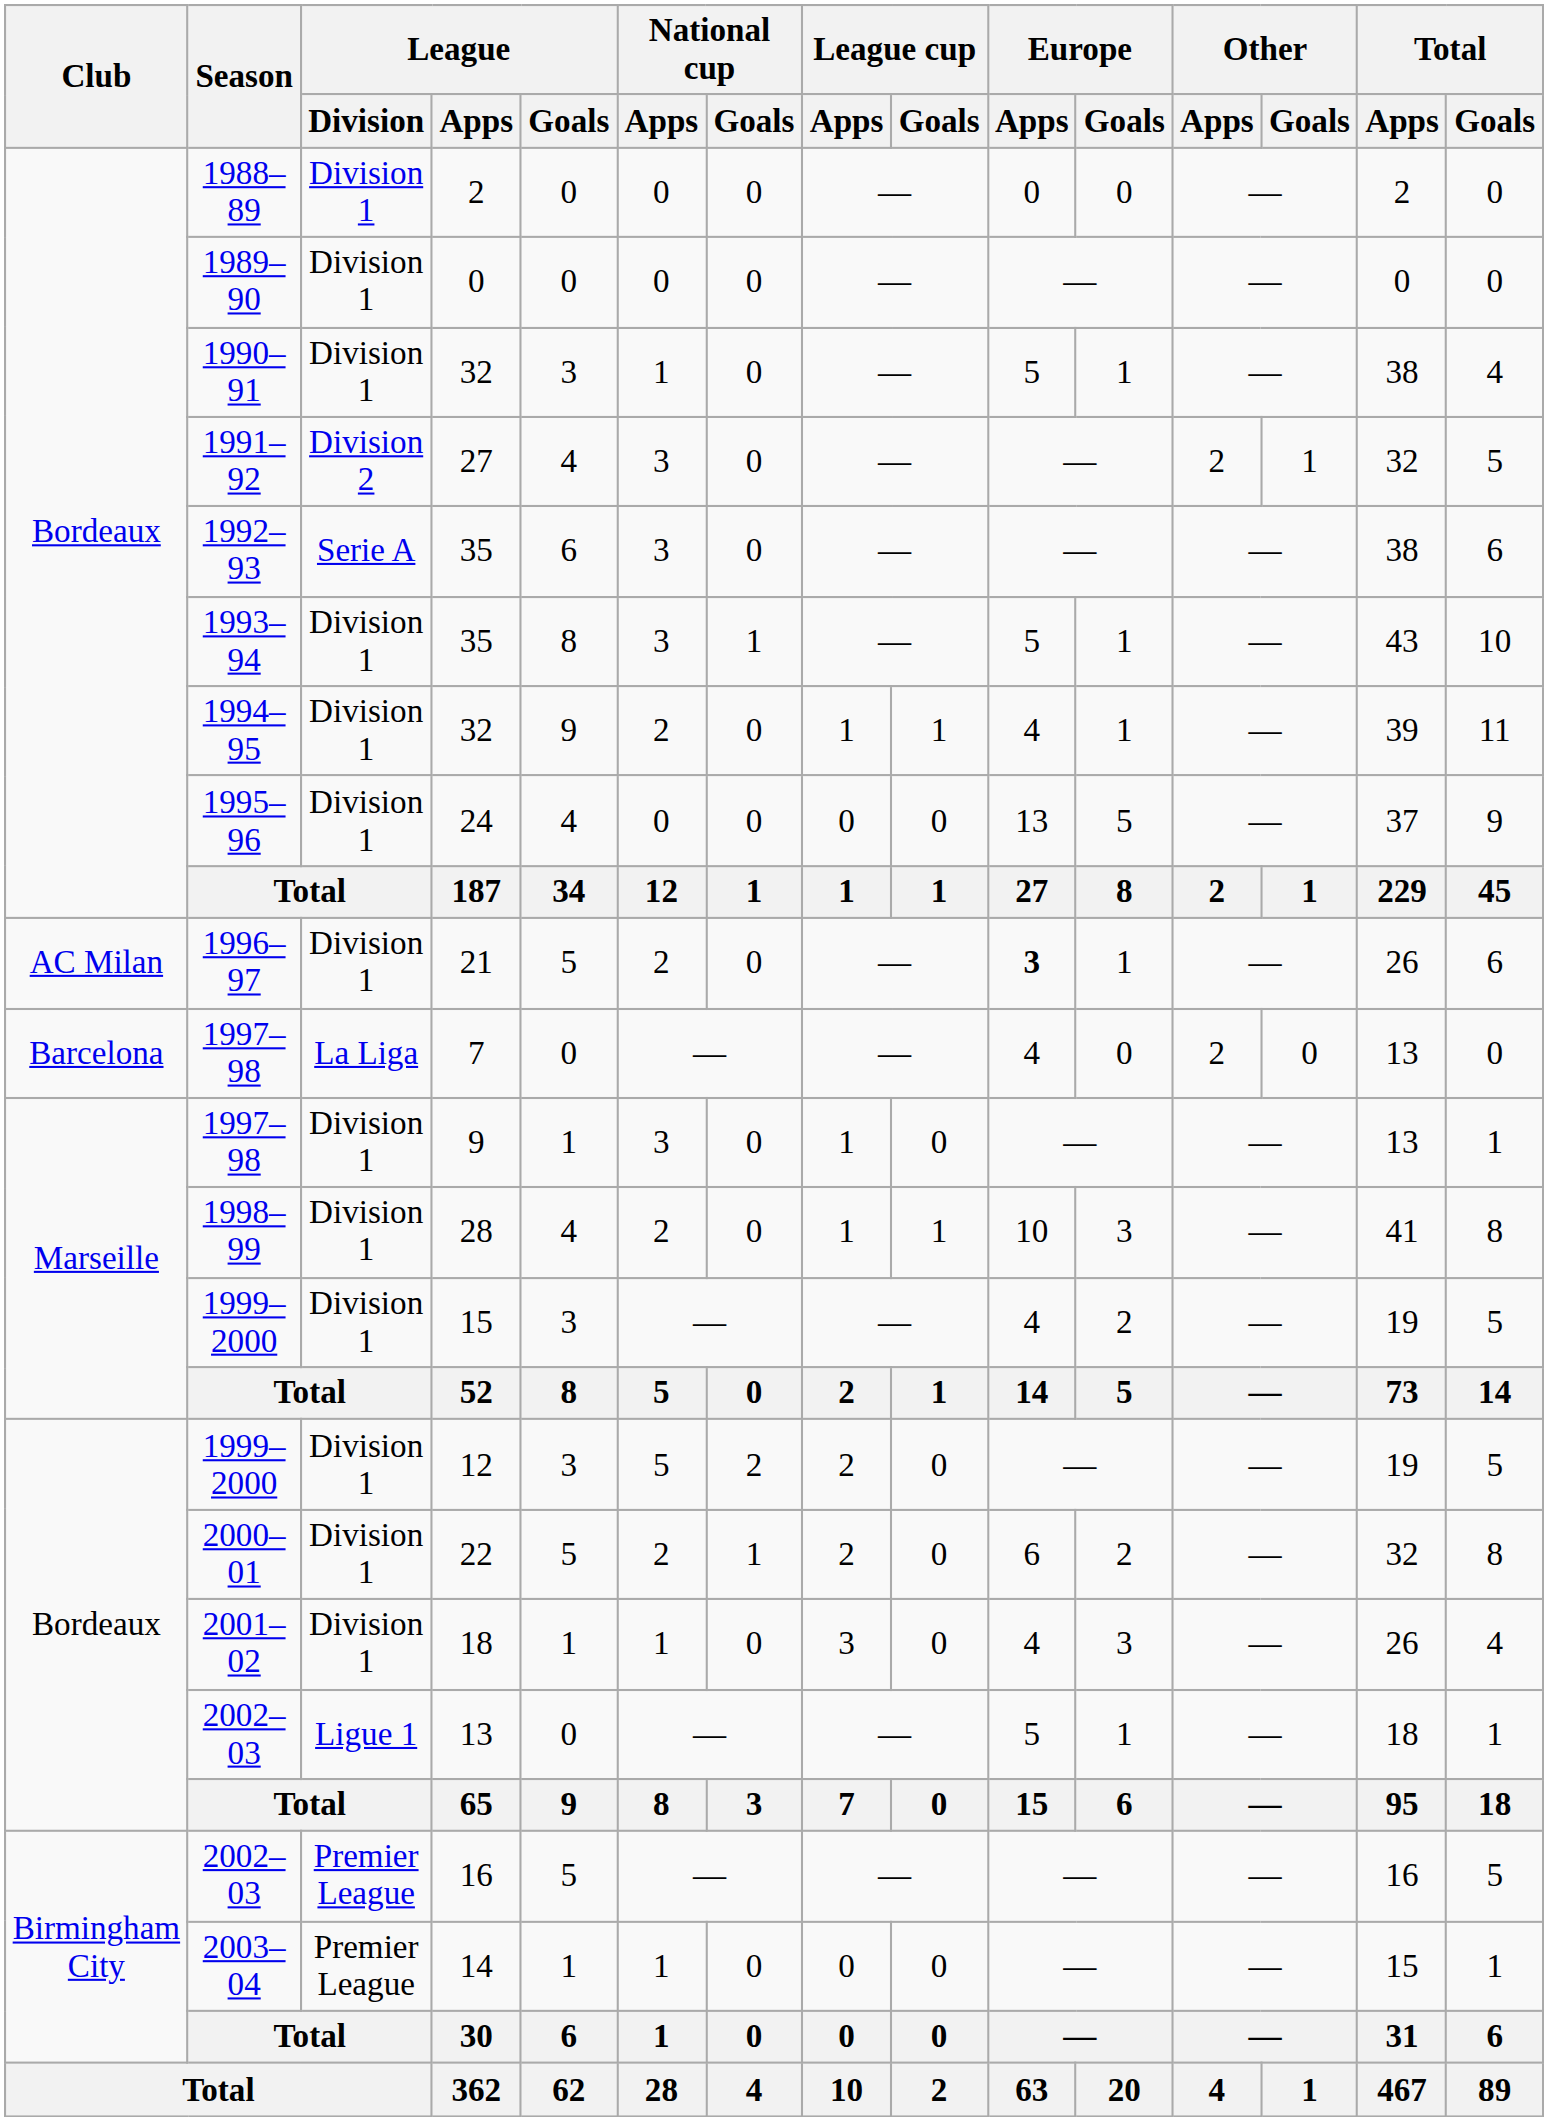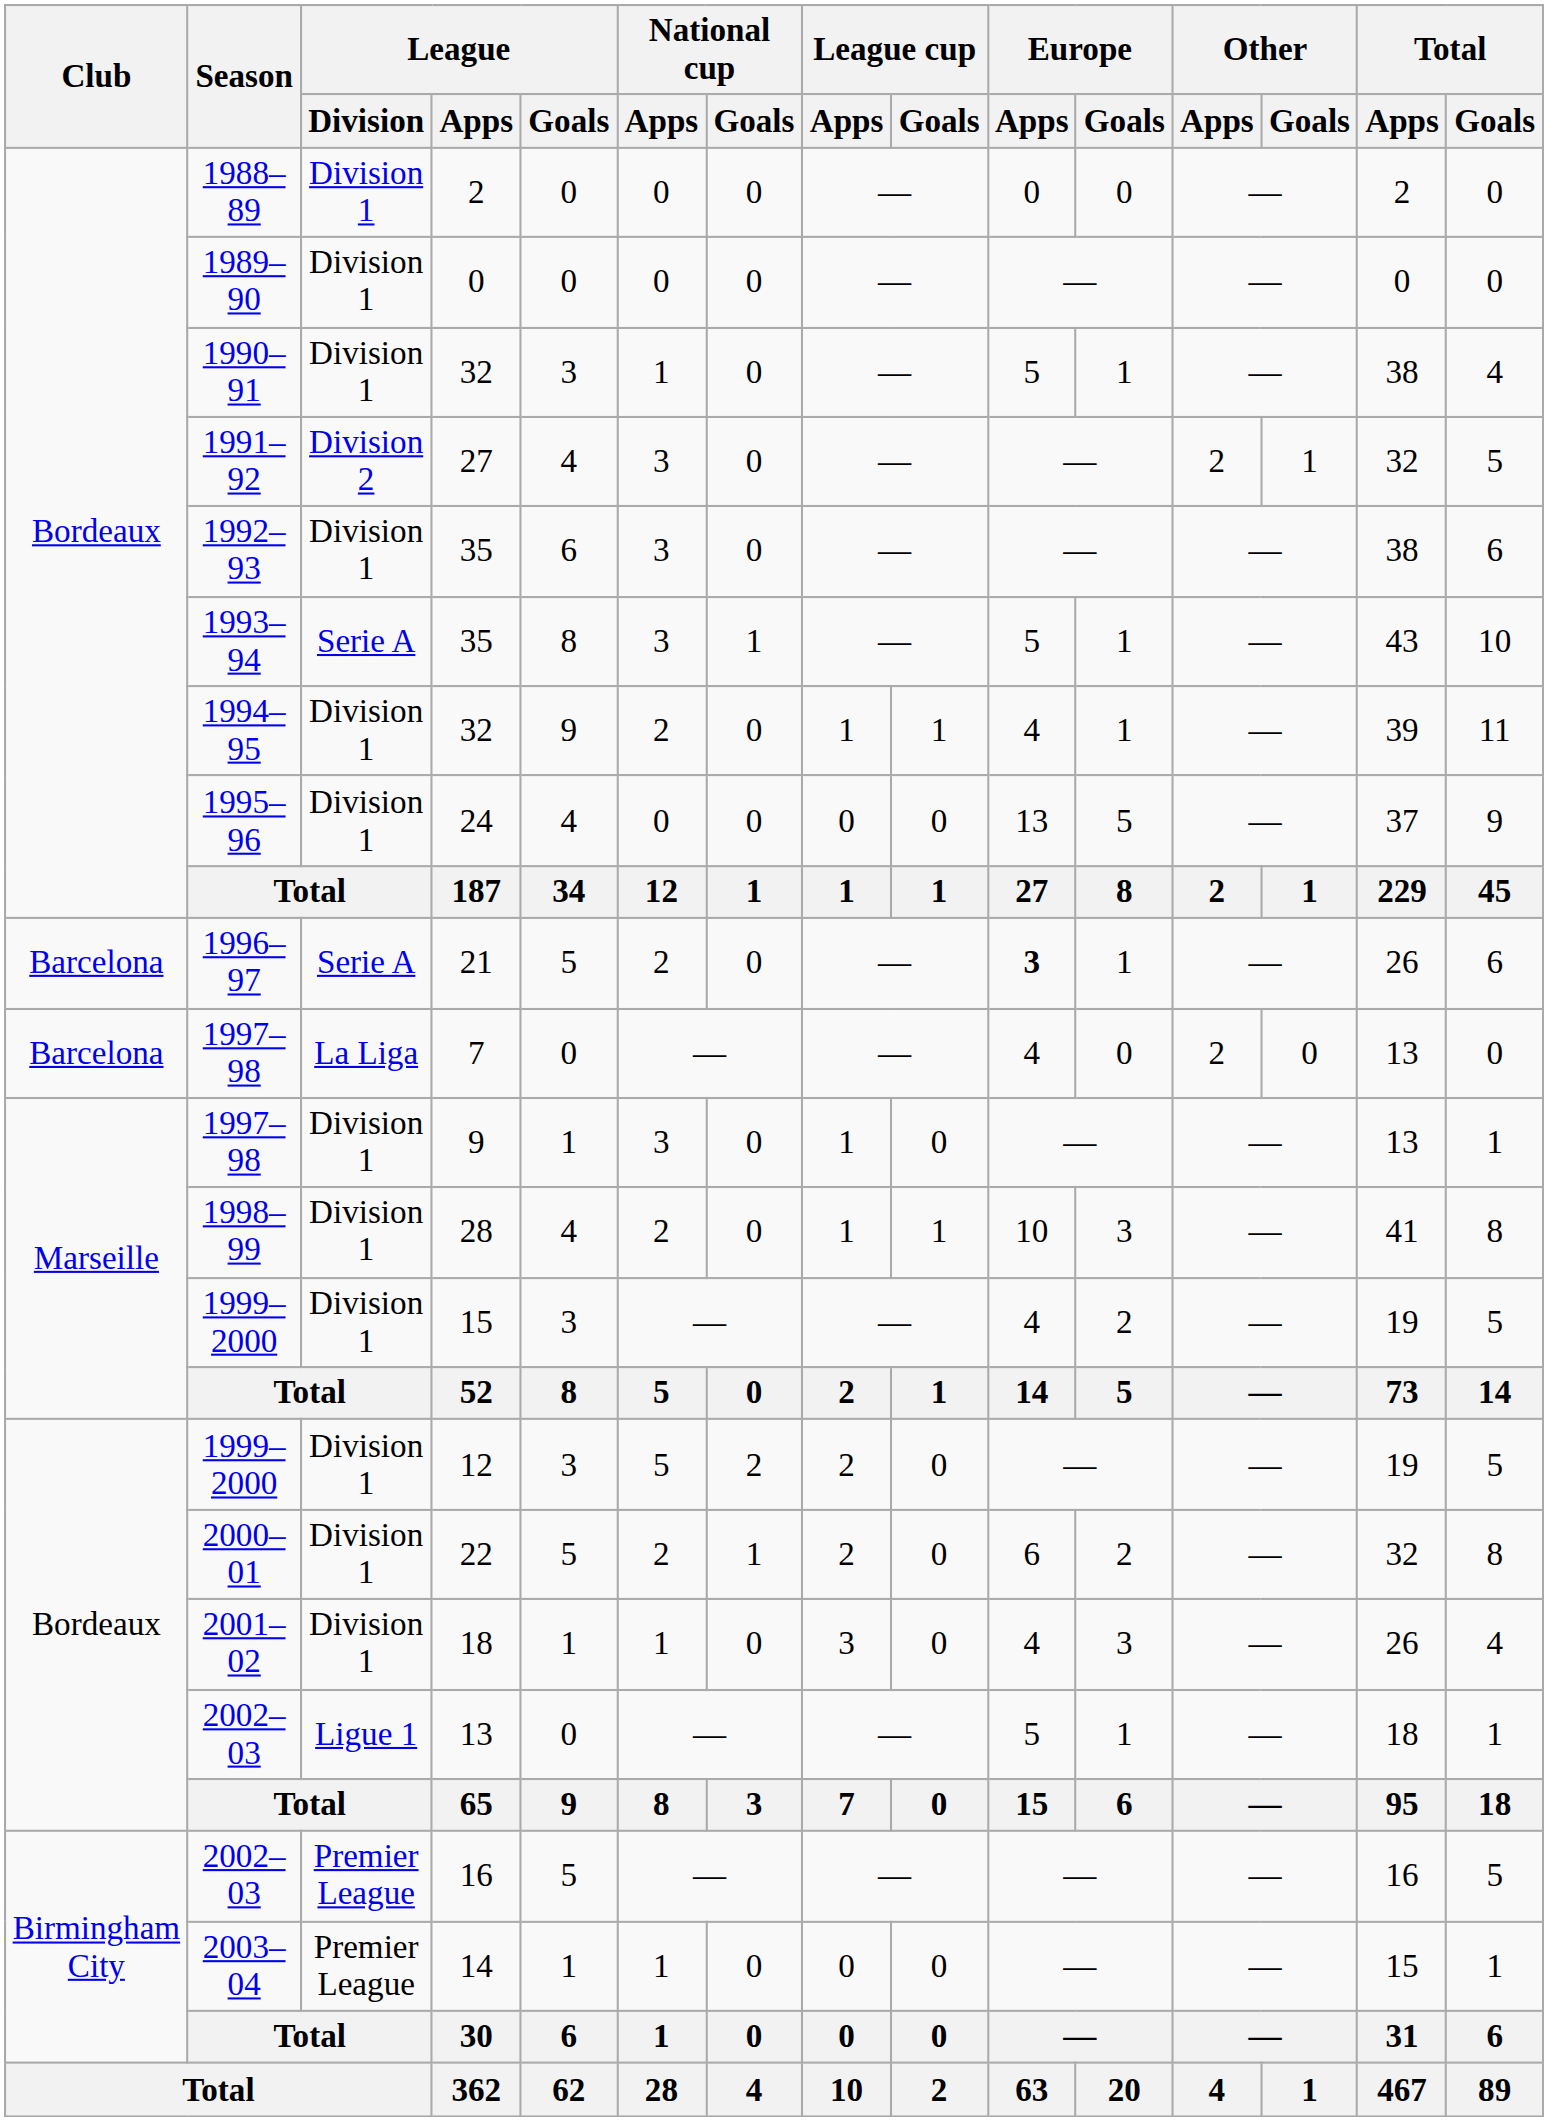(366, 550) Serie A -> (366, 550) Division 1
(366, 640) Division 1 -> (366, 640) Serie A
(96, 962) AC Milan -> (96, 962) Barcelona
(366, 962) Division 1 -> (366, 962) Serie A
